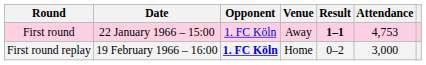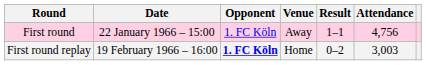(335, 32) bold -> (335, 32) normal
(385, 32) 4,753 -> (385, 32) 4,756
(385, 50) 3,000 -> (385, 50) 3,003
